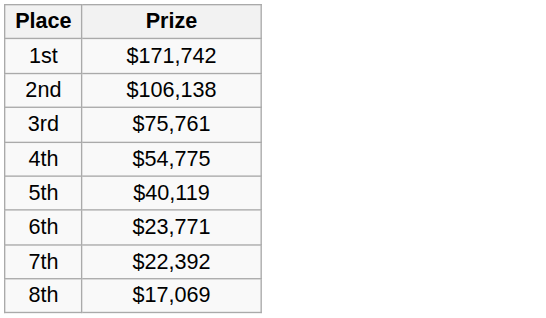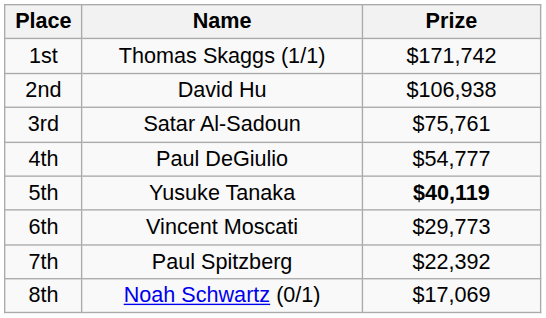+ column: (222, 21)
(171, 90) $106,138 -> (451, 90) $106,938
(171, 158) $54,775 -> (451, 158) $54,777
(171, 192) normal -> (451, 192) bold
(171, 227) $23,771 -> (451, 227) $29,773
